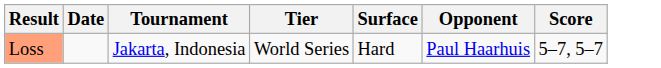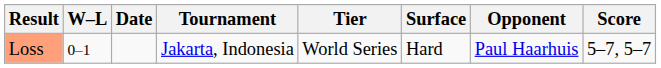+ column: (87, 19)
